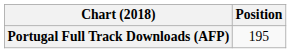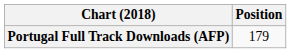(259, 36) 195 -> (259, 36) 179
